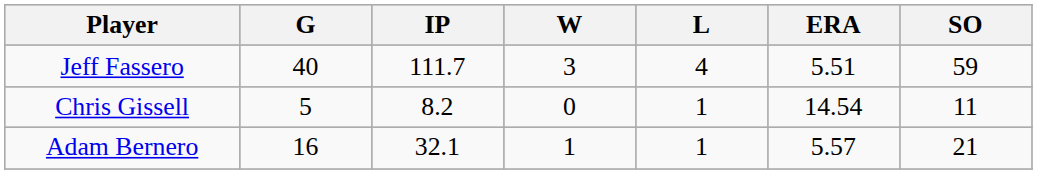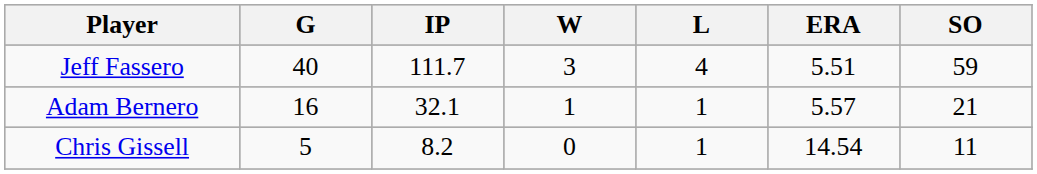rows swapped: (122, 147) <-> (122, 106)
